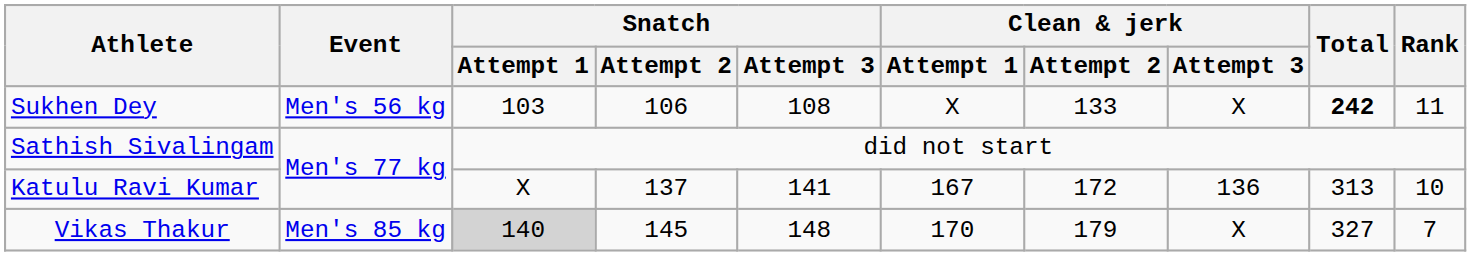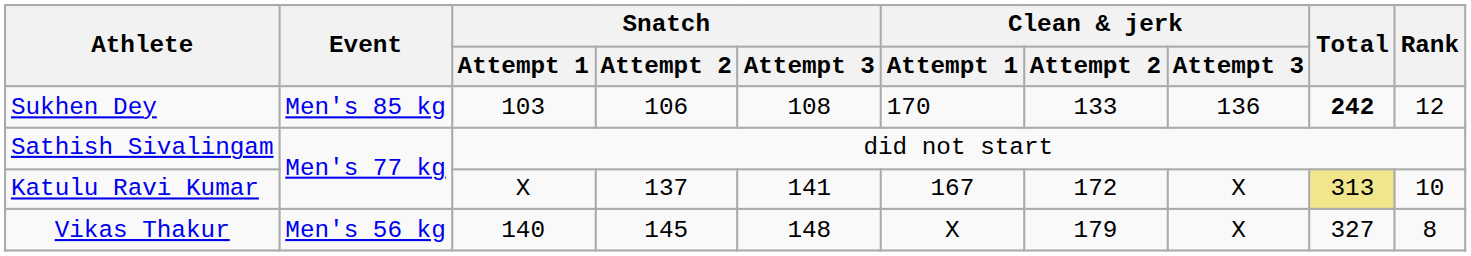(366, 107) Men's 56 kg -> (366, 107) Men's 85 kg
(952, 107) X -> (909, 107) 170
(1238, 107) X -> (1238, 107) 136
(1430, 107) 11 -> (1430, 107) 12
(1238, 189) 136 -> (1238, 189) X
(1352, 189) no background -> (1352, 189) khaki background
(366, 230) Men's 85 kg -> (366, 230) Men's 56 kg
(523, 230) lightgrey background -> (523, 230) no background
(952, 230) 170 -> (952, 230) X
(1430, 230) 7 -> (1430, 230) 8
